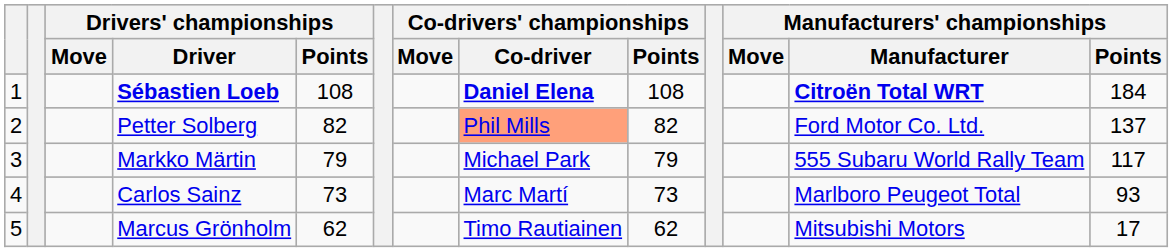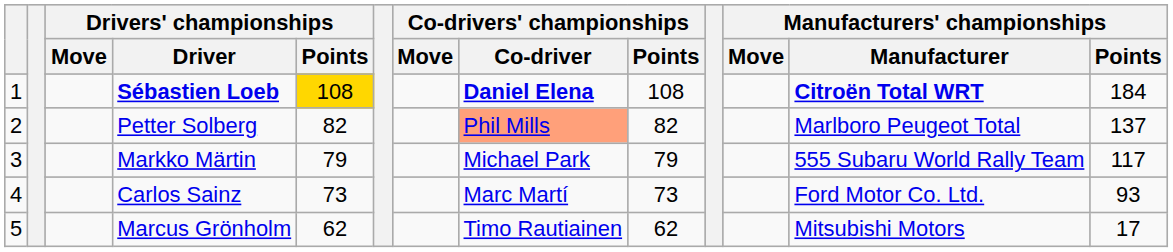(335, 91) no background -> (335, 91) gold background
(889, 125) Ford Motor Co. Ltd. -> (907, 125) Marlboro Peugeot Total
(907, 194) Marlboro Peugeot Total -> (889, 194) Ford Motor Co. Ltd.
